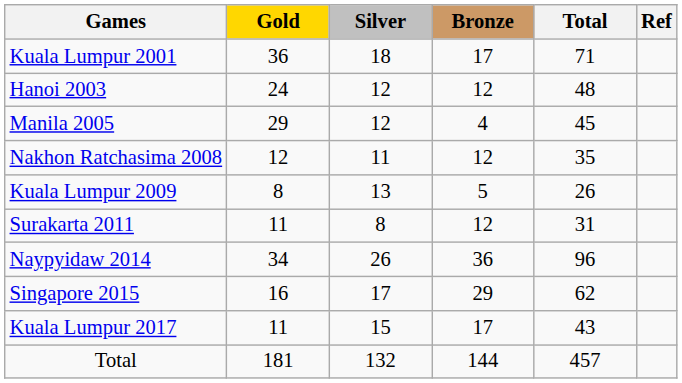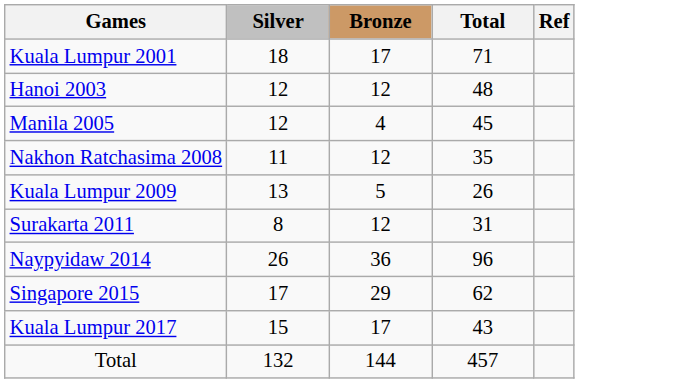- column: (278, 21)
